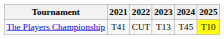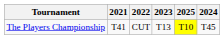columns swapped: (186, 12) <-> (208, 12)
